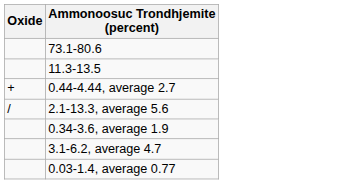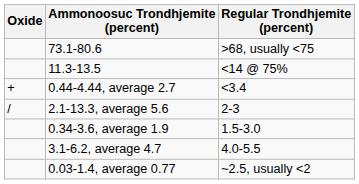+ column: (286, 21)
